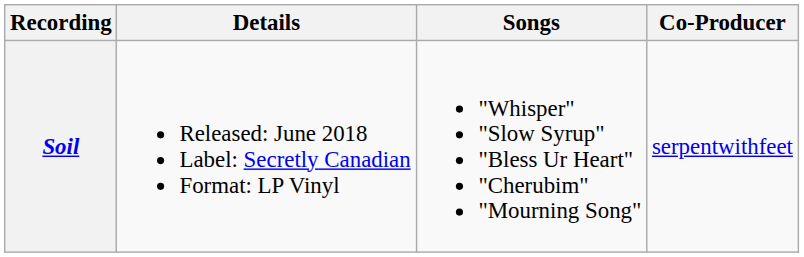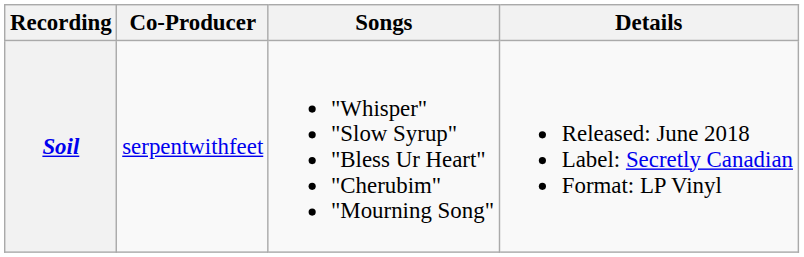columns swapped: (722, 22) <-> (266, 22)
